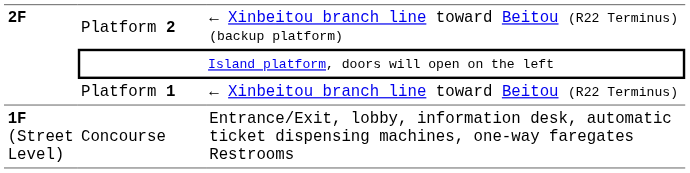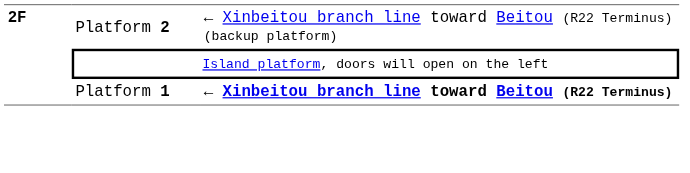(444, 92) normal -> (438, 92) bold
- row: (123, 136)
